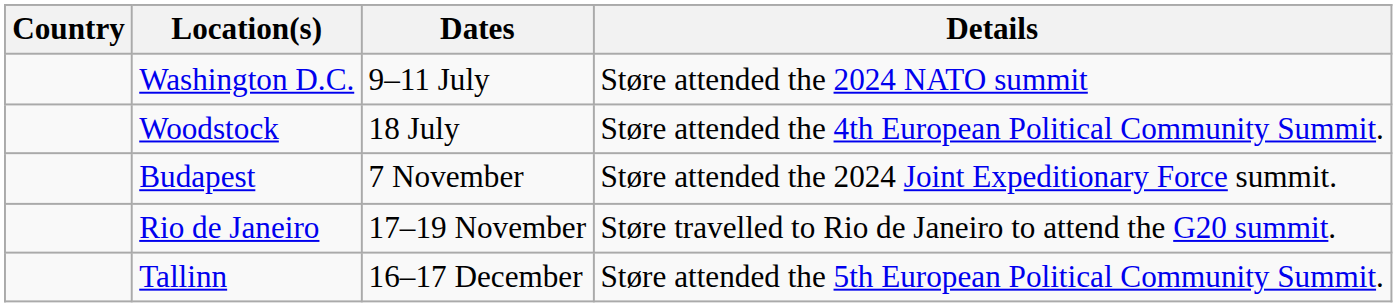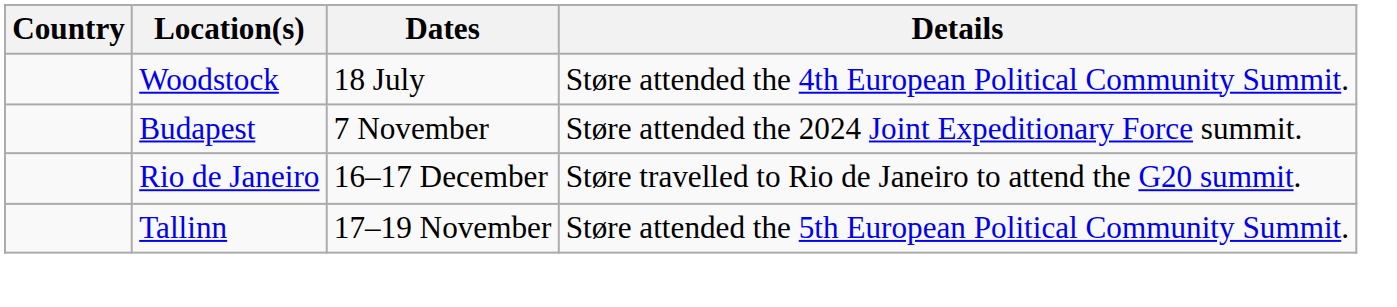- row: (247, 78)
(477, 227) 17–19 November -> (441, 177) 16–17 December
(476, 276) 16–17 December -> (443, 227) 17–19 November
